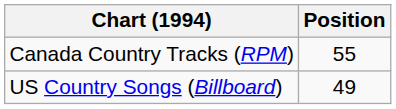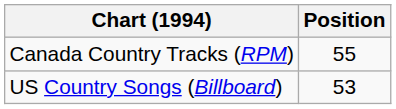(344, 86) 49 -> (344, 86) 53
